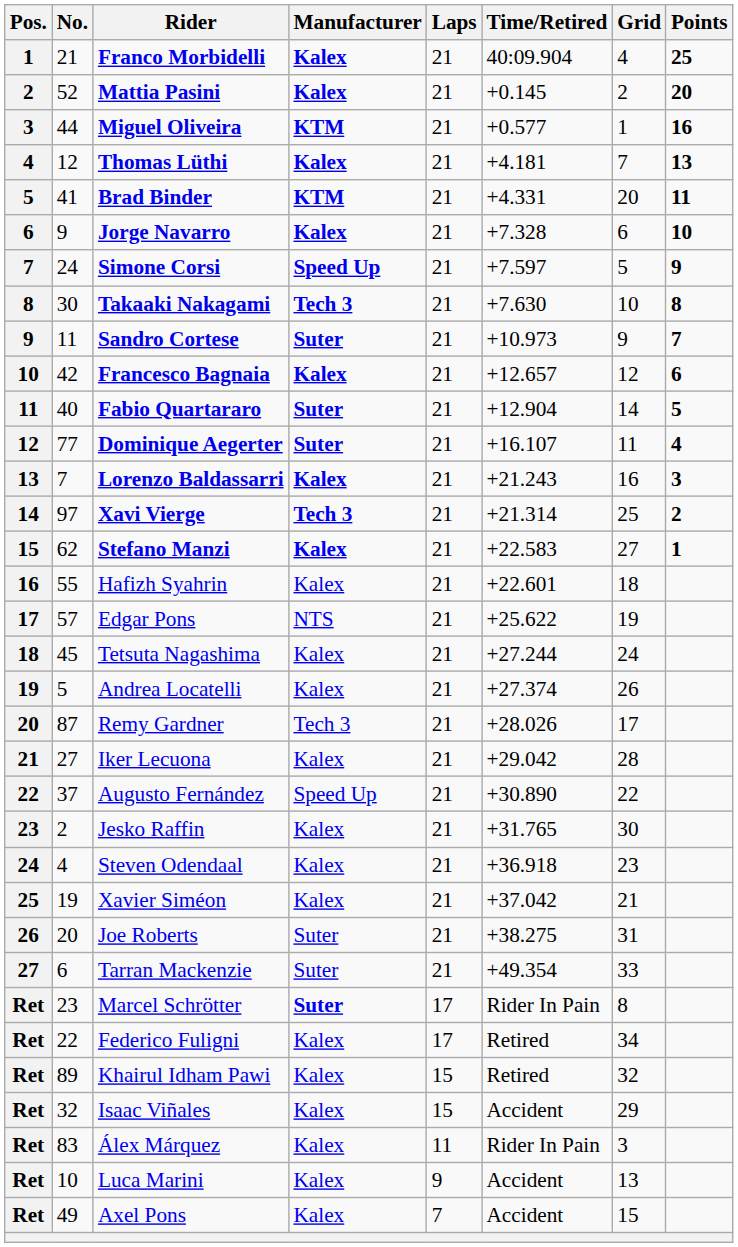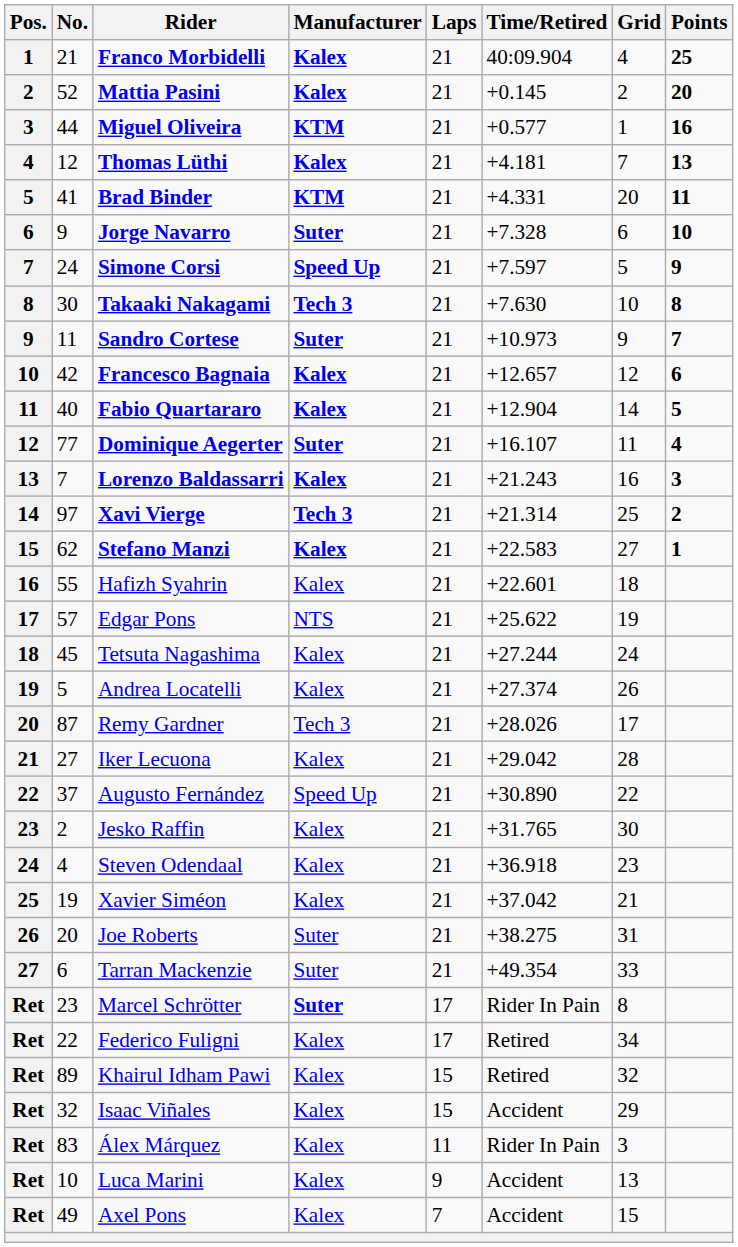(320, 232) Kalex -> (318, 232) Suter
(318, 408) Suter -> (320, 408) Kalex
